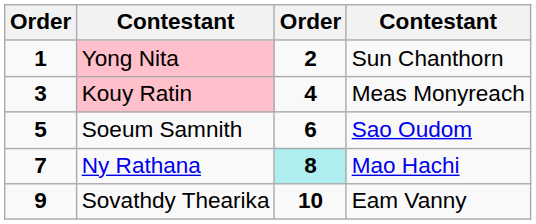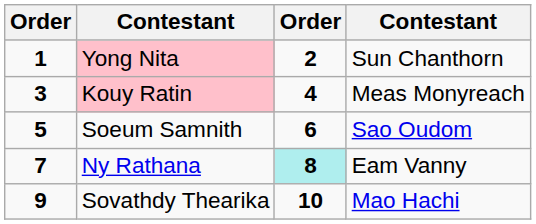(406, 165) Mao Hachi -> (409, 165) Eam Vanny
(409, 201) Eam Vanny -> (406, 201) Mao Hachi
